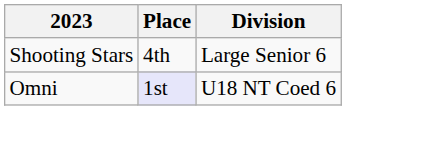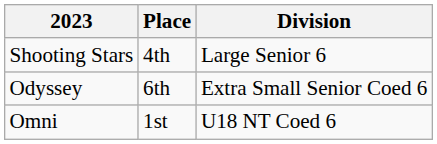+ row: (46, 88)
(155, 88) lavender background -> (155, 121) no background
